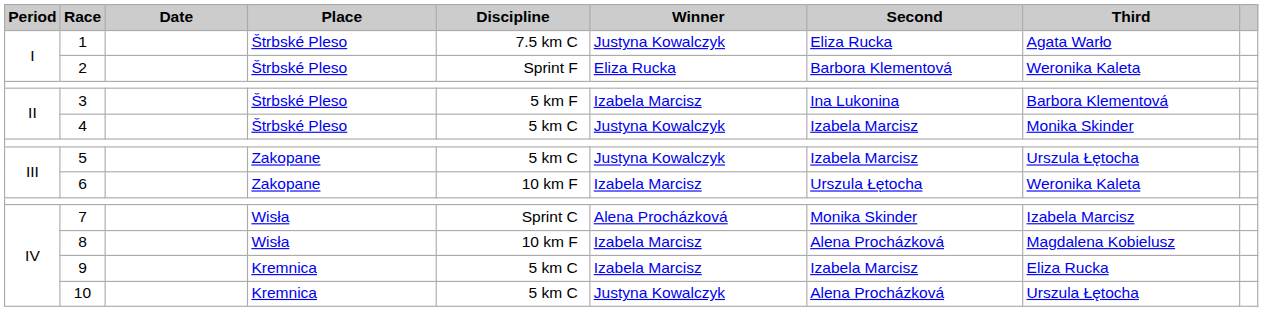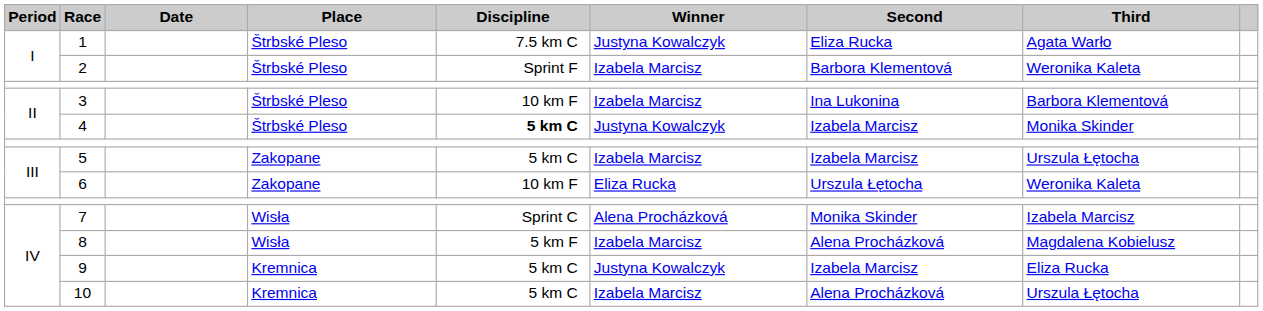(635, 67) Eliza Rucka -> (648, 67) Izabela Marcisz
(558, 100) 5 km F -> (554, 100) 10 km F
(558, 126) normal -> (557, 126) bold
(659, 158) Justyna Kowalczyk -> (648, 158) Izabela Marcisz
(648, 184) Izabela Marcisz -> (635, 184) Eliza Rucka
(554, 242) 10 km F -> (558, 242) 5 km F
(648, 267) Izabela Marcisz -> (659, 267) Justyna Kowalczyk
(659, 293) Justyna Kowalczyk -> (648, 293) Izabela Marcisz
